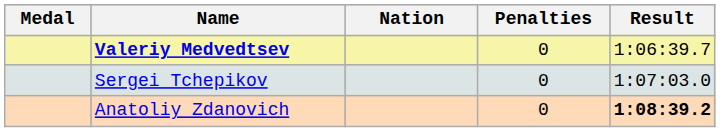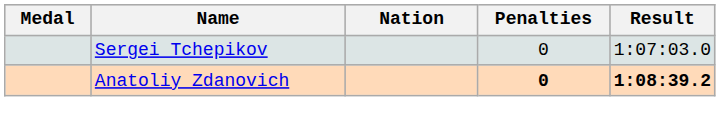- row: (192, 50)
(543, 110) normal -> (543, 80) bold
